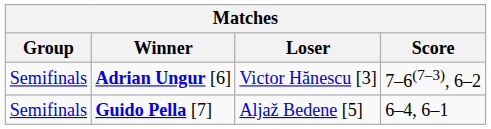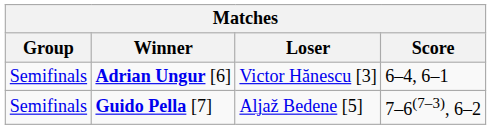(433, 78) 7–6(7–3), 6–2 -> (417, 76) 6–4, 6–1
(417, 109) 6–4, 6–1 -> (433, 107) 7–6(7–3), 6–2
